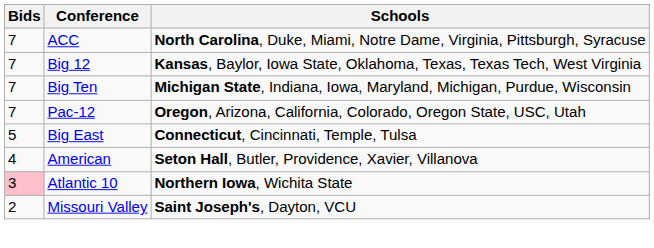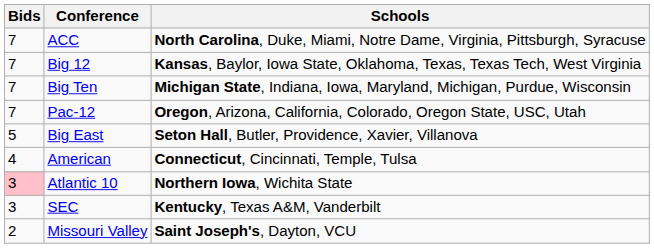(286, 135) Connecticut, Cincinnati, Temple, Tulsa -> (316, 135) Seton Hall, Butler, Providence, Xavier, Villanova
(316, 159) Seton Hall, Butler, Providence, Xavier, Villanova -> (286, 159) Connecticut, Cincinnati, Temple, Tulsa
+ row: (63, 207)
